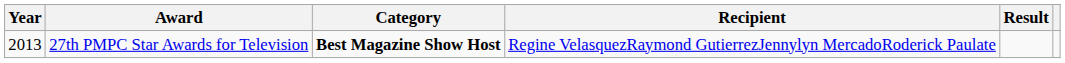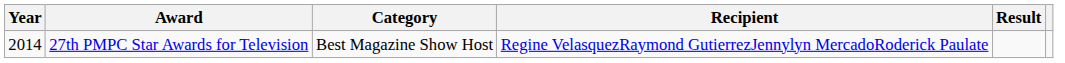(25, 44) 2013 -> (25, 44) 2014
(408, 44) bold -> (405, 44) normal
